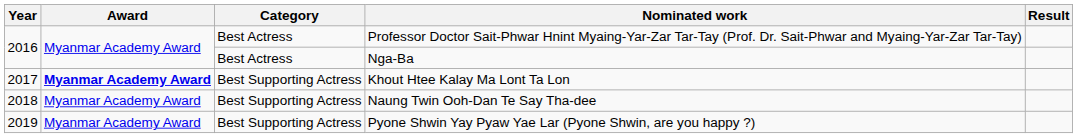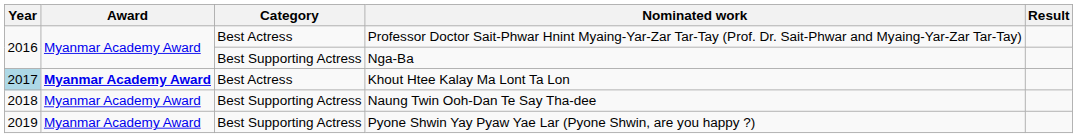(255, 58) Best Actress -> (289, 58) Best Supporting Actress
(23, 80) no background -> (23, 80) lightblue background
(289, 80) Best Supporting Actress -> (255, 80) Best Actress
